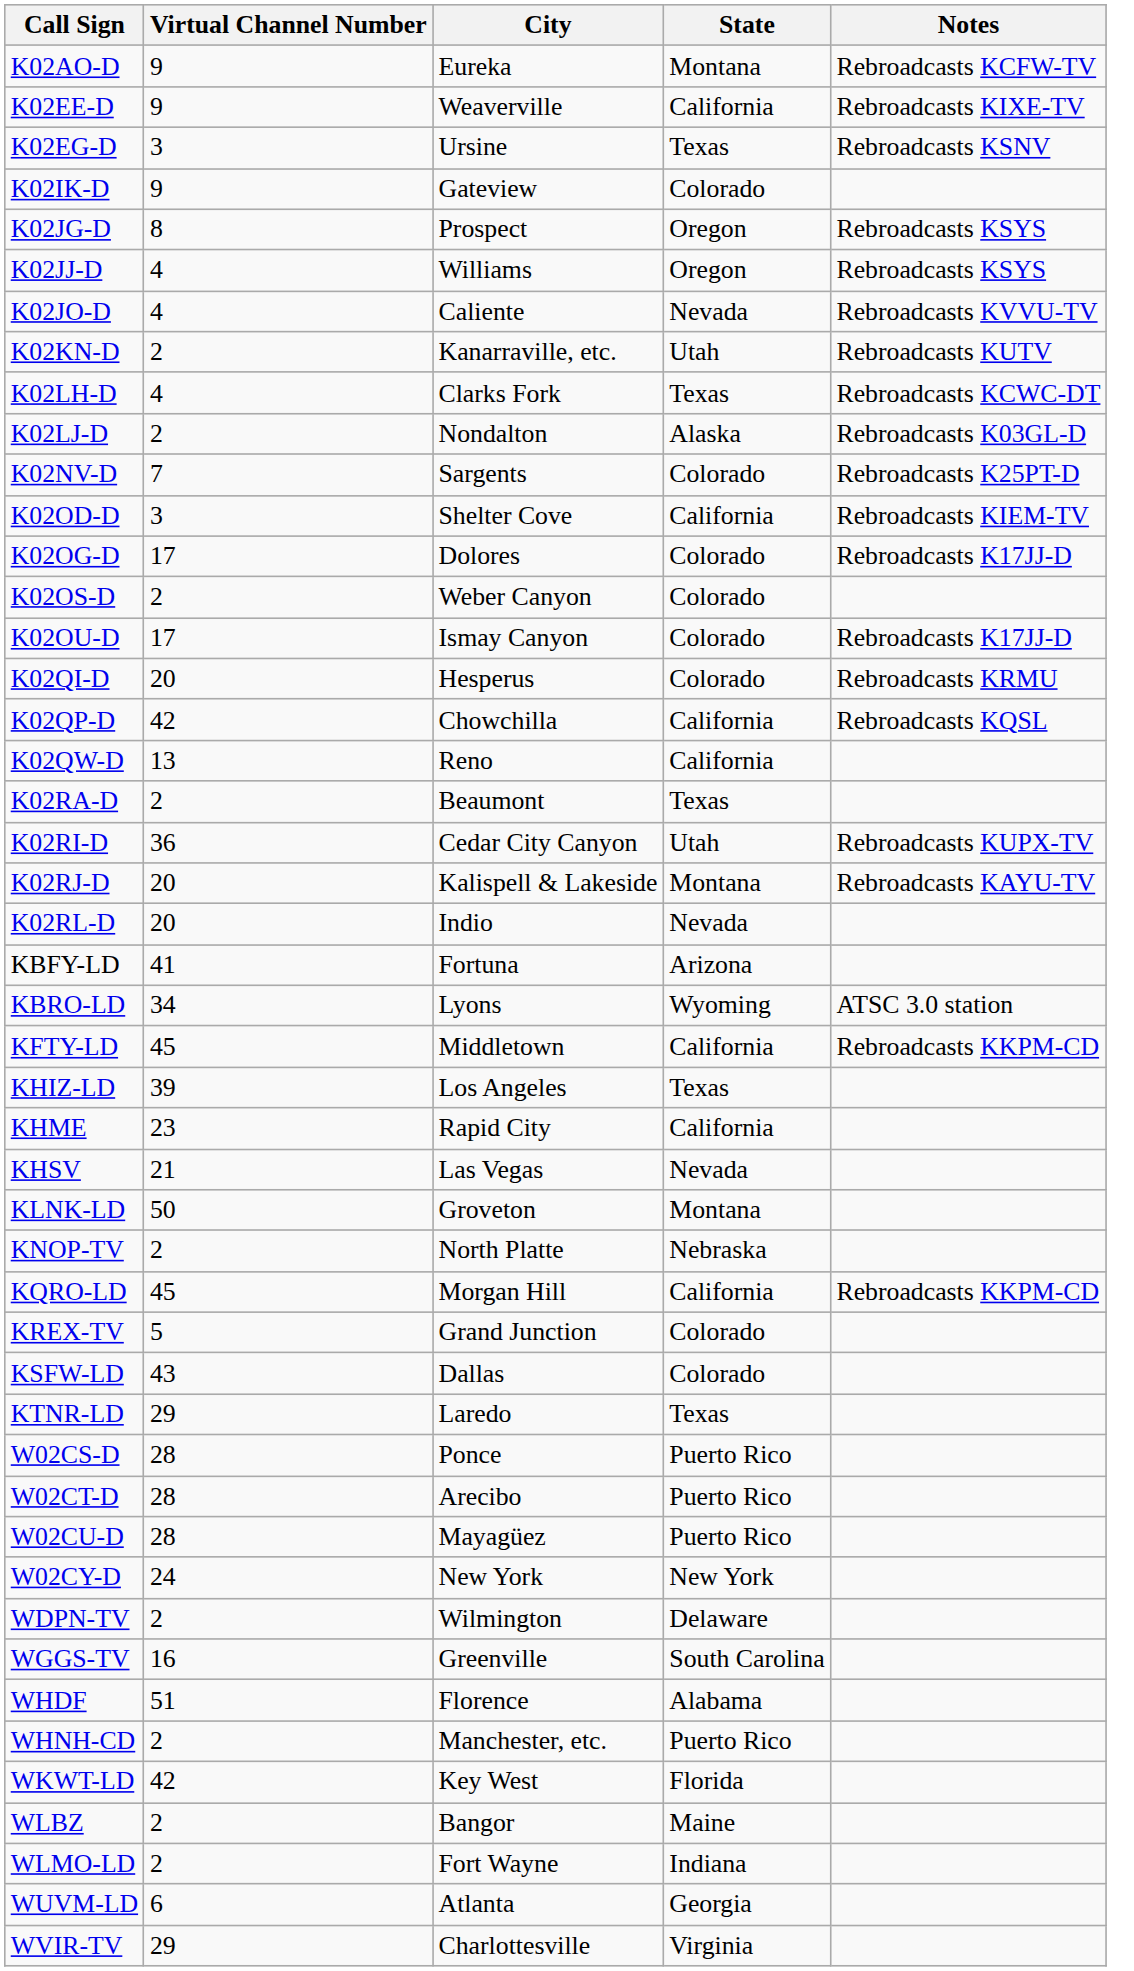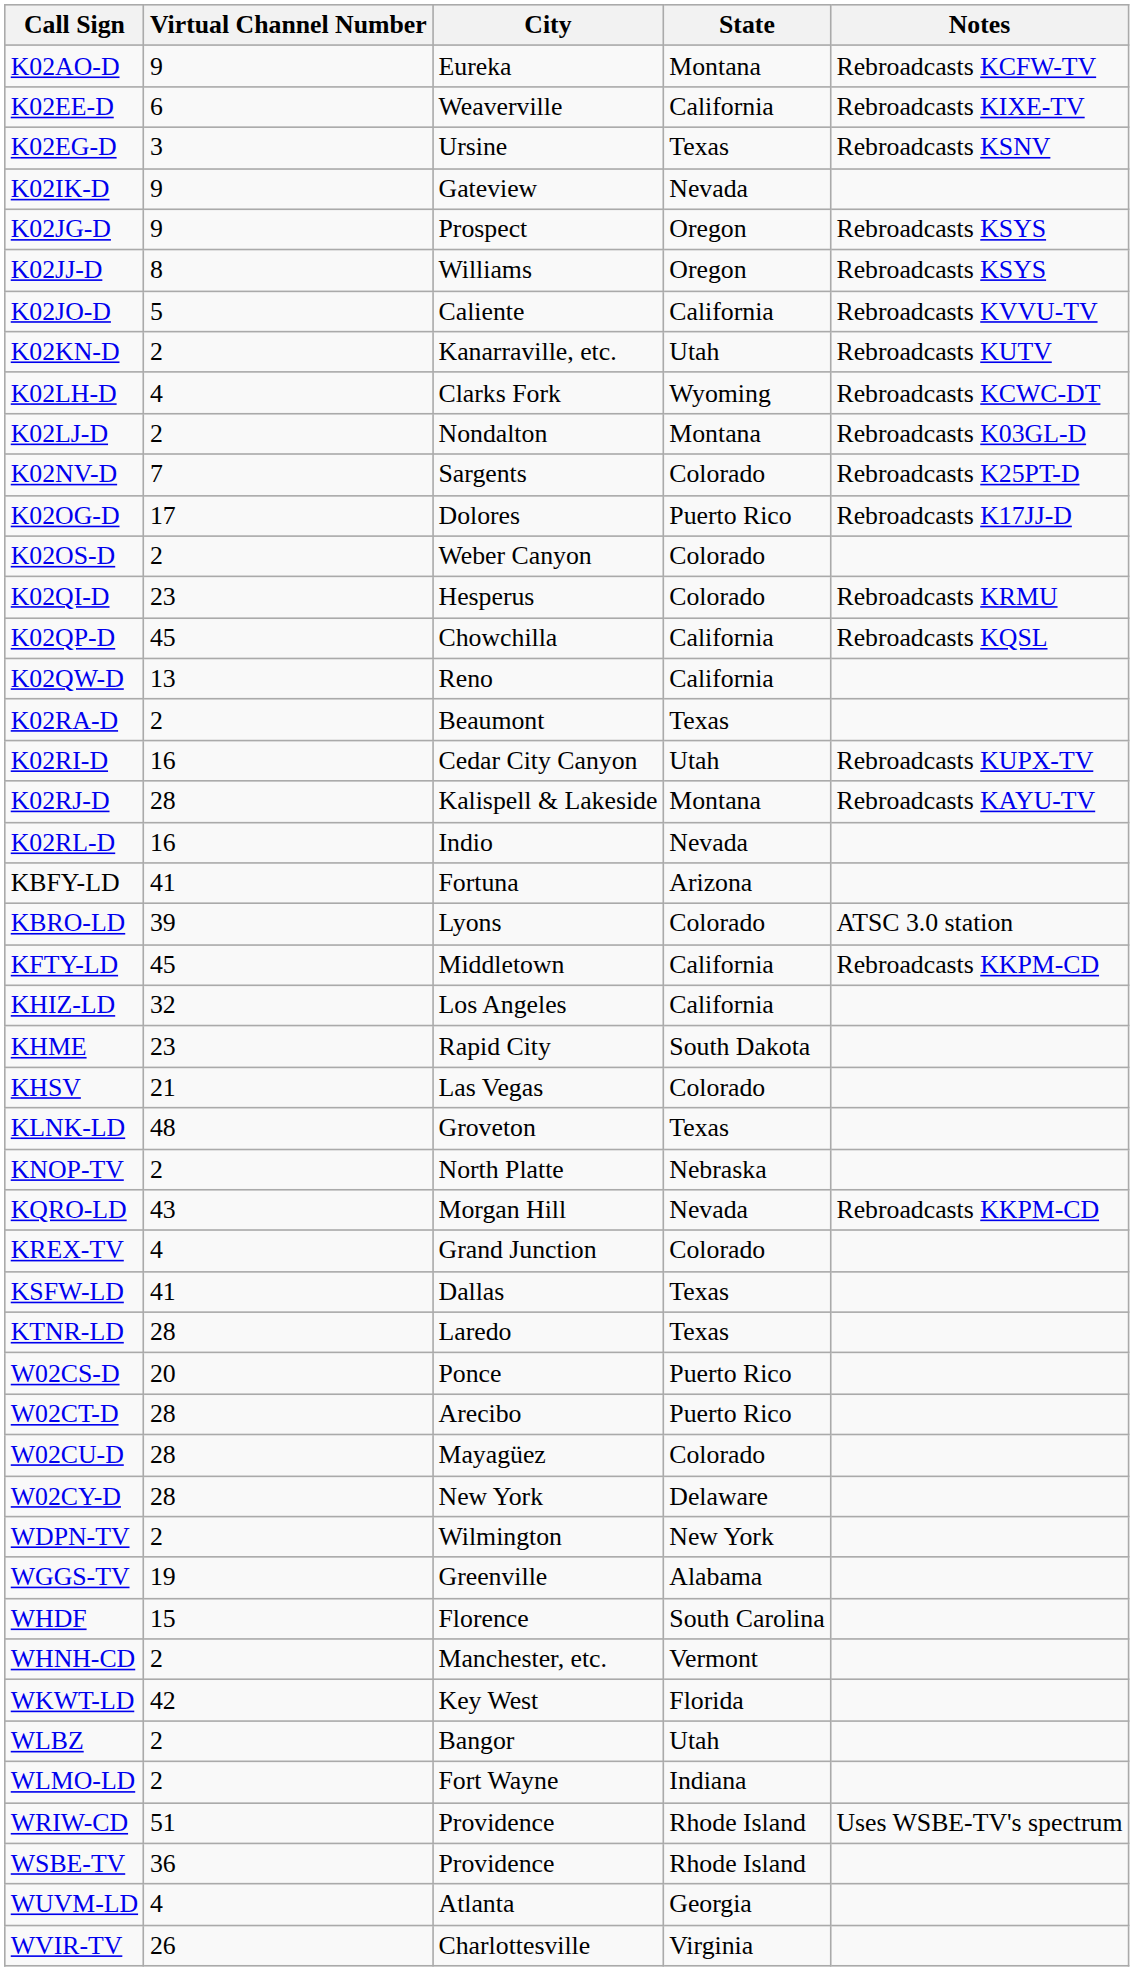(156, 106) 9 -> (156, 106) 6
(717, 188) Colorado -> (709, 188) Nevada
(156, 229) 8 -> (156, 229) 9
(156, 270) 4 -> (156, 270) 8
(156, 310) 4 -> (156, 310) 5
(709, 310) Nevada -> (722, 310) California
(699, 392) Texas -> (720, 392) Wyoming
(705, 433) Alaska -> (715, 433) Montana
- row: (65, 515)
(717, 556) Colorado -> (730, 515) Puerto Rico
- row: (65, 637)
(163, 678) 20 -> (163, 596) 23
(163, 719) 42 -> (163, 637) 45
(163, 842) 36 -> (163, 760) 16
(163, 882) 20 -> (163, 801) 28
(163, 923) 20 -> (163, 842) 16
(163, 1005) 34 -> (163, 923) 39
(720, 1005) Wyoming -> (717, 923) Colorado
(163, 1087) 39 -> (163, 1005) 32
(699, 1087) Texas -> (722, 1005) California
(722, 1127) California -> (740, 1046) South Dakota
(709, 1168) Nevada -> (717, 1087) Colorado
(163, 1209) 50 -> (163, 1127) 48
(715, 1209) Montana -> (699, 1127) Texas
(163, 1291) 45 -> (163, 1209) 43
(722, 1291) California -> (709, 1209) Nevada
(156, 1332) 5 -> (156, 1250) 4
(163, 1373) 43 -> (163, 1291) 41
(717, 1373) Colorado -> (699, 1291) Texas
(163, 1413) 29 -> (163, 1332) 28
(163, 1454) 28 -> (163, 1373) 20
(730, 1536) Puerto Rico -> (717, 1454) Colorado
(163, 1577) 24 -> (163, 1495) 28
(722, 1577) New York -> (719, 1495) Delaware
(719, 1618) Delaware -> (722, 1536) New York
(163, 1659) 16 -> (163, 1577) 19
(747, 1659) South Carolina -> (716, 1577) Alabama
(163, 1699) 51 -> (163, 1618) 15
(716, 1699) Alabama -> (747, 1618) South Carolina
(730, 1740) Puerto Rico -> (714, 1659) Vermont
(702, 1822) Maine -> (694, 1740) Utah
+ row: (69, 1822)
+ row: (68, 1863)
(156, 1904) 6 -> (156, 1904) 4
(163, 1945) 29 -> (163, 1945) 26
